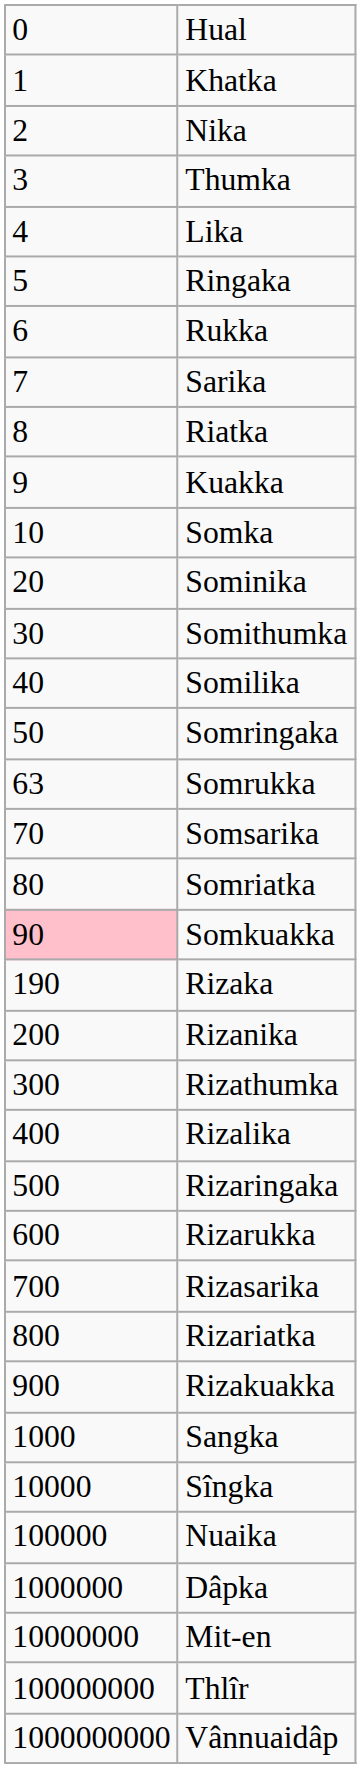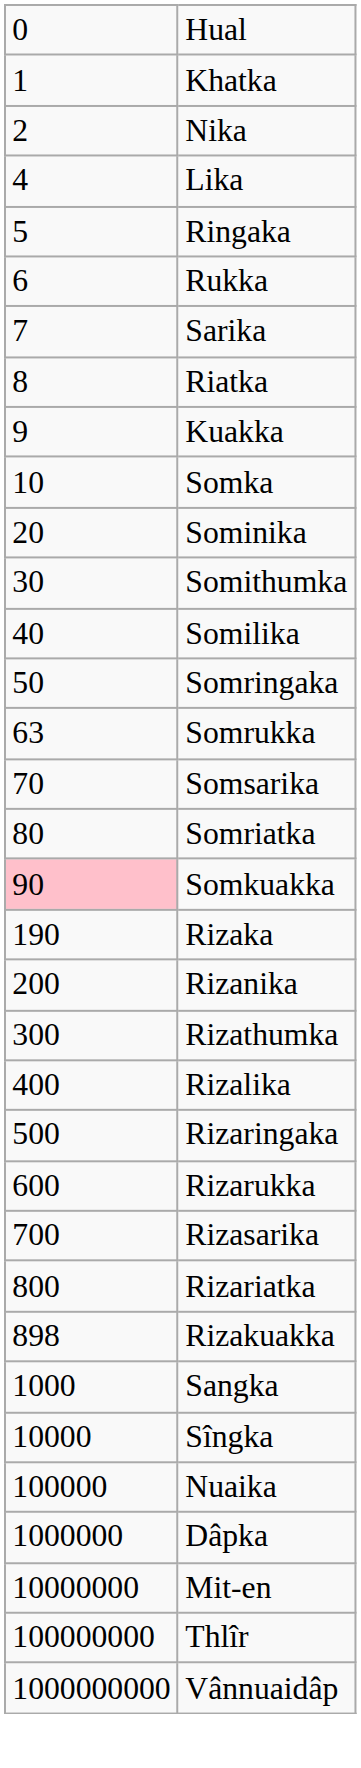- row: (238, 180)
(36, 1386) 900 -> (36, 1335) 898
